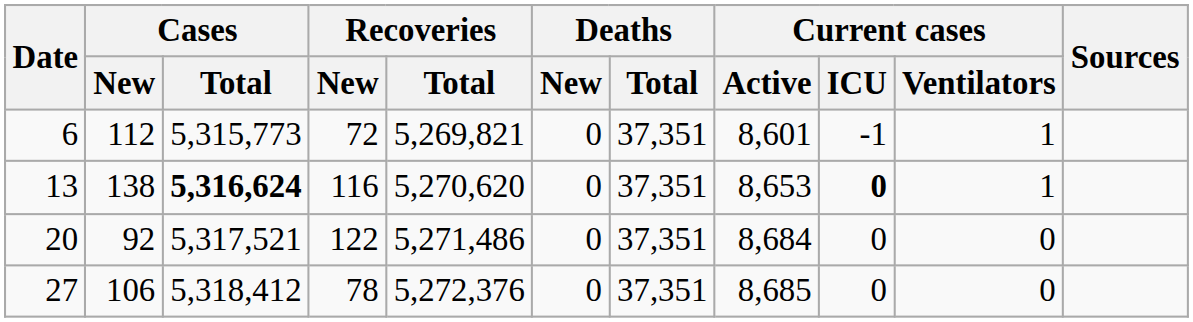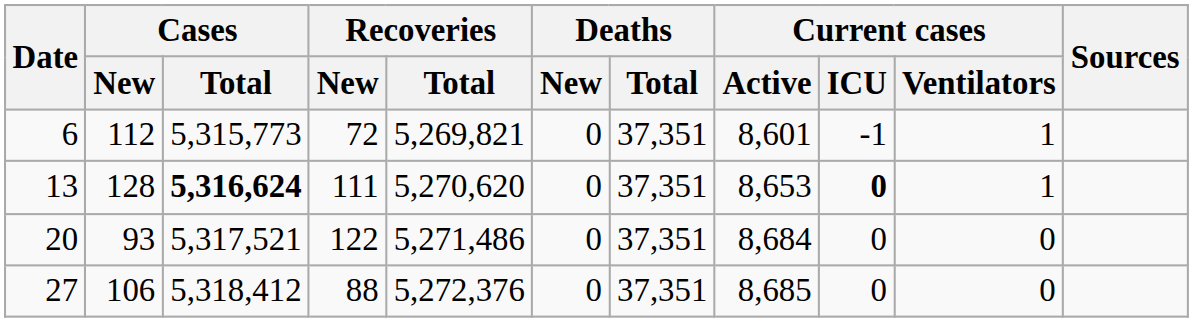(131, 186) 138 -> (131, 186) 128
(355, 186) 116 -> (355, 186) 111
(139, 238) 92 -> (139, 238) 93
(362, 290) 78 -> (362, 290) 88
